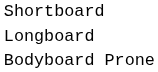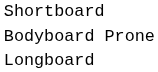rows swapped: (79, 61) <-> (49, 36)
